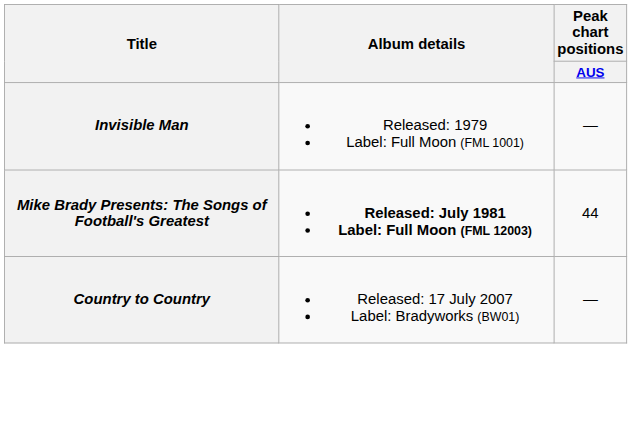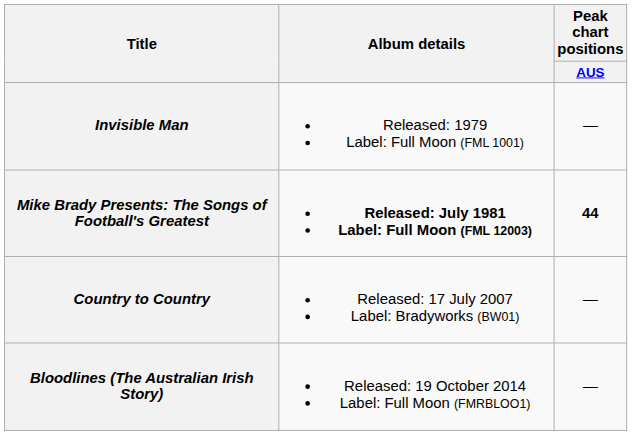(590, 212) normal -> (590, 212) bold
+ row: (142, 386)
